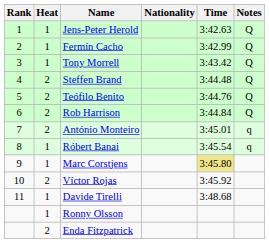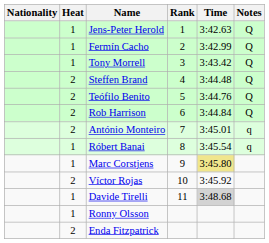columns swapped: (19, 12) <-> (170, 12)
(216, 197) no background -> (216, 197) lightgrey background
